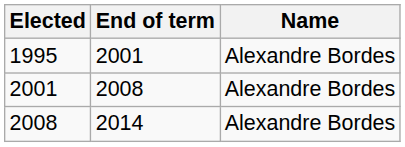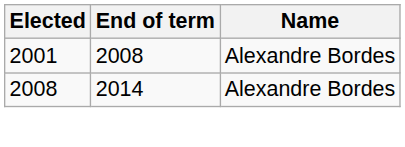- row: (33, 55)
